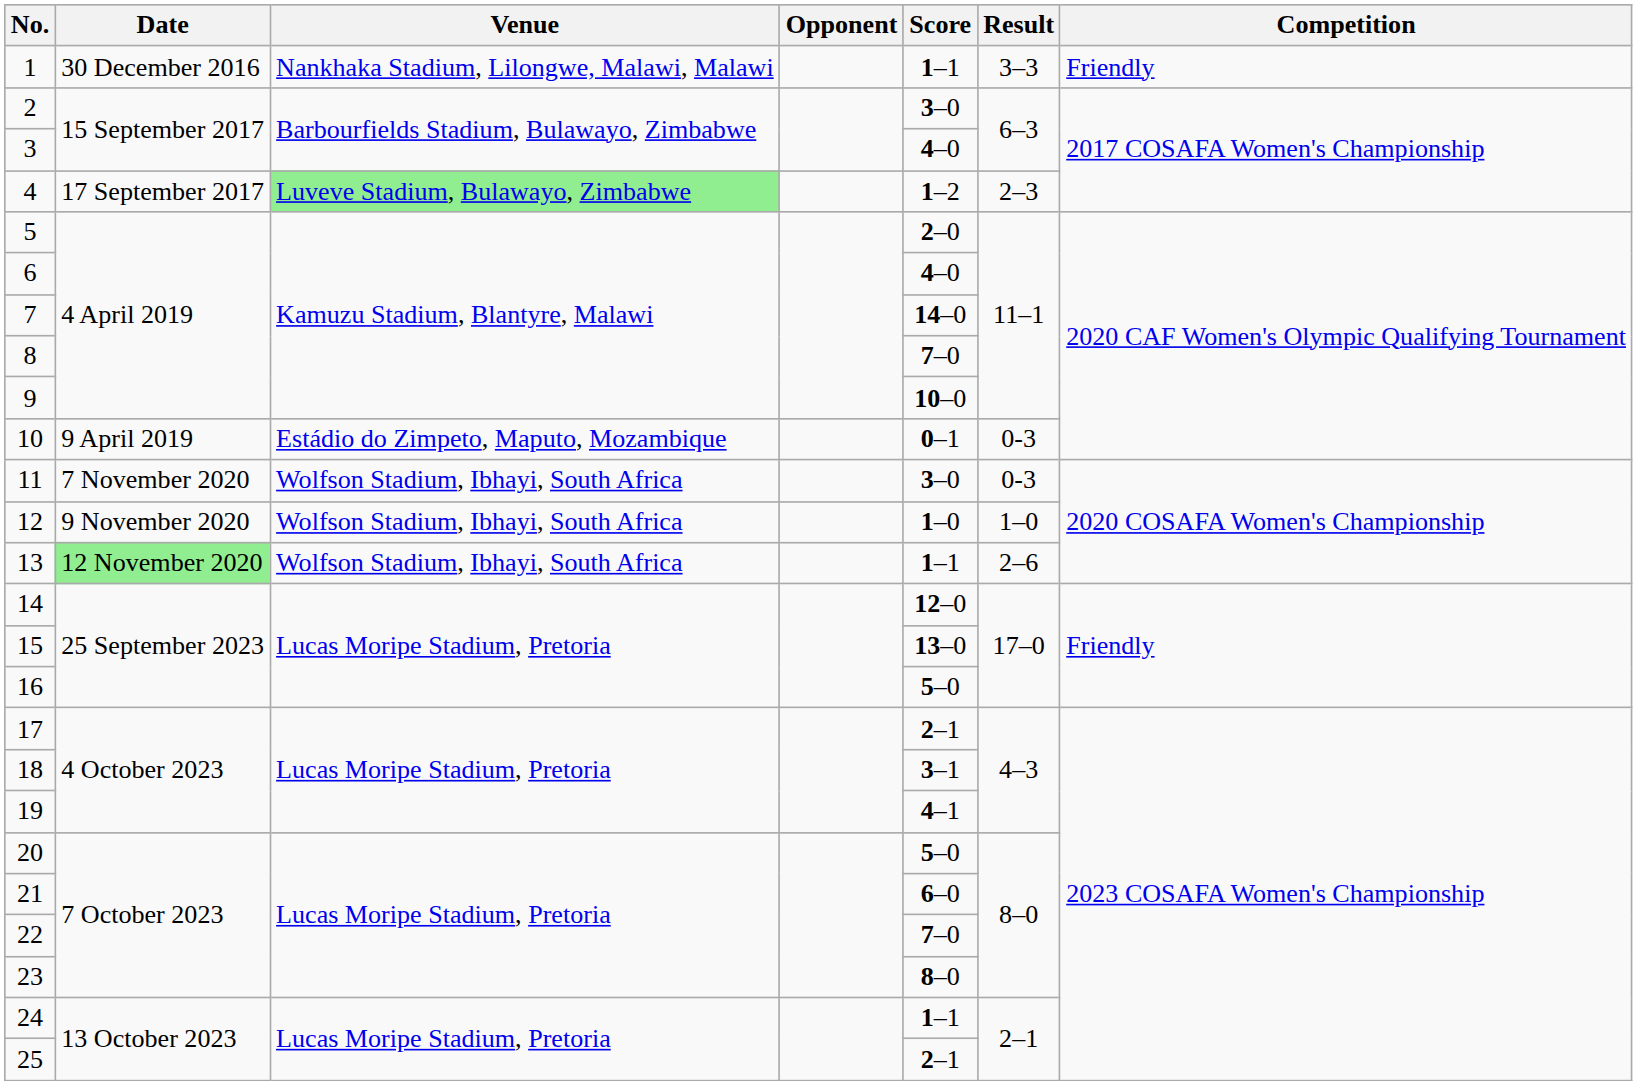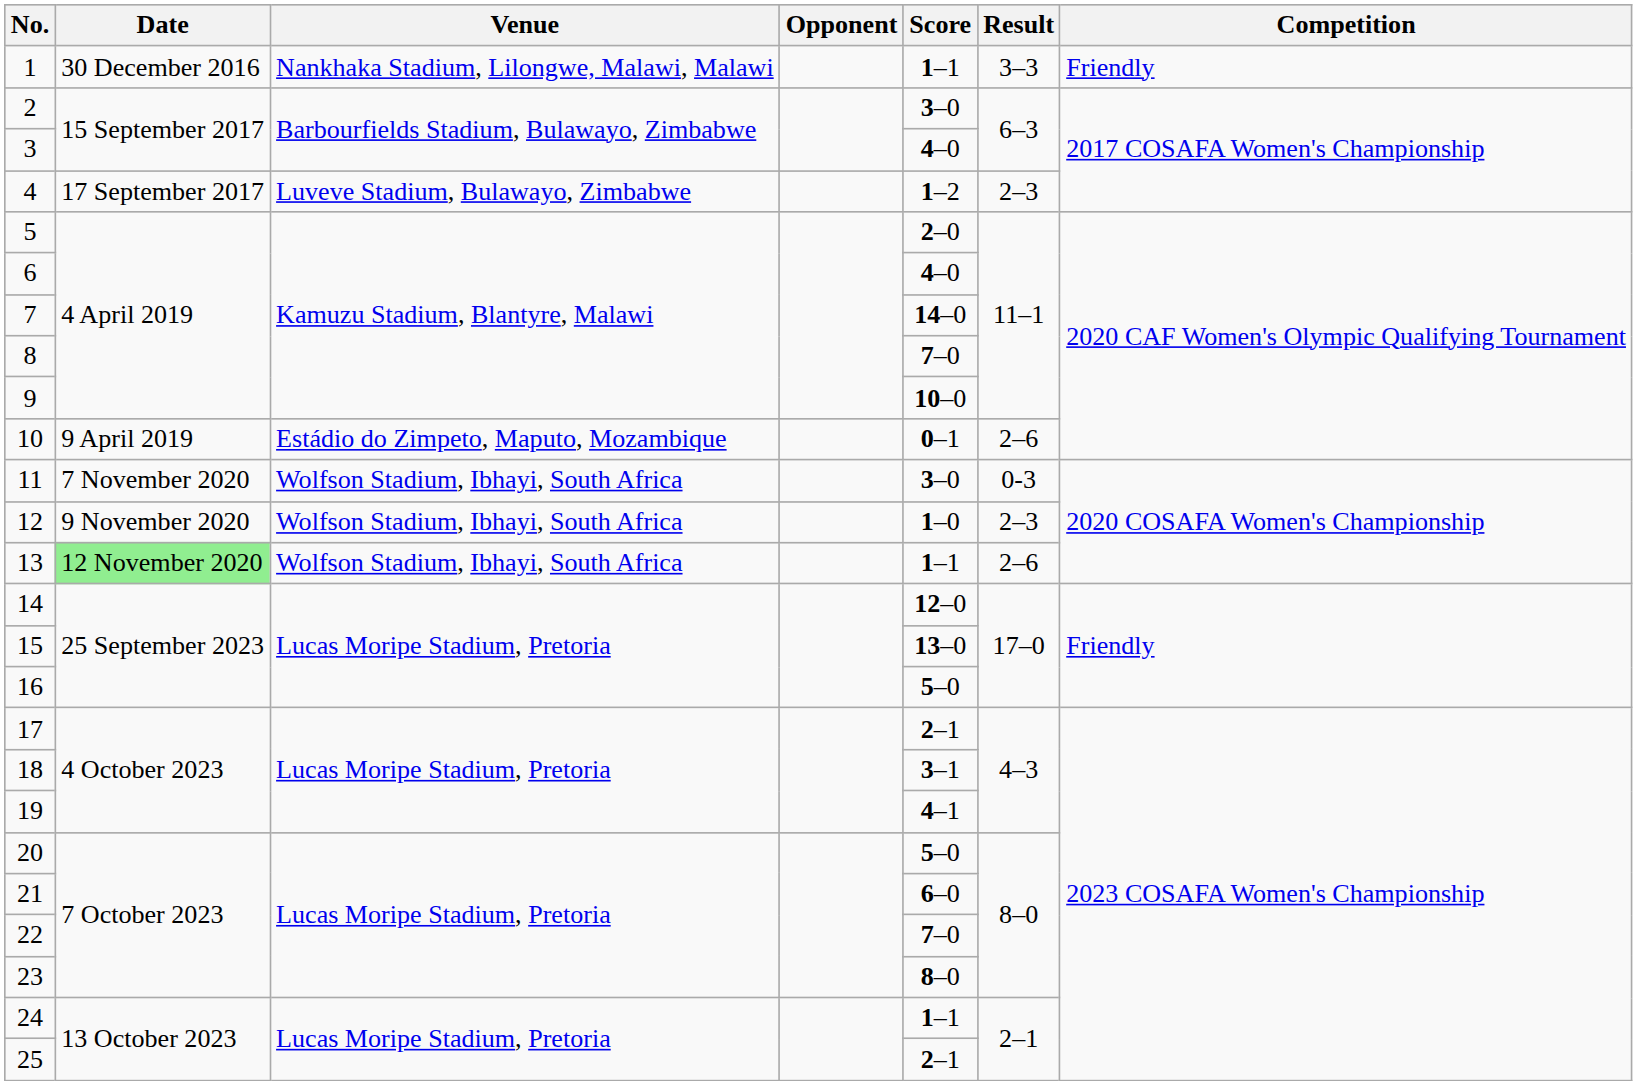(484, 190) lightgreen background -> (484, 190) no background
(1019, 438) 0-3 -> (1019, 438) 2–6
(1019, 521) 1–0 -> (1019, 521) 2–3
